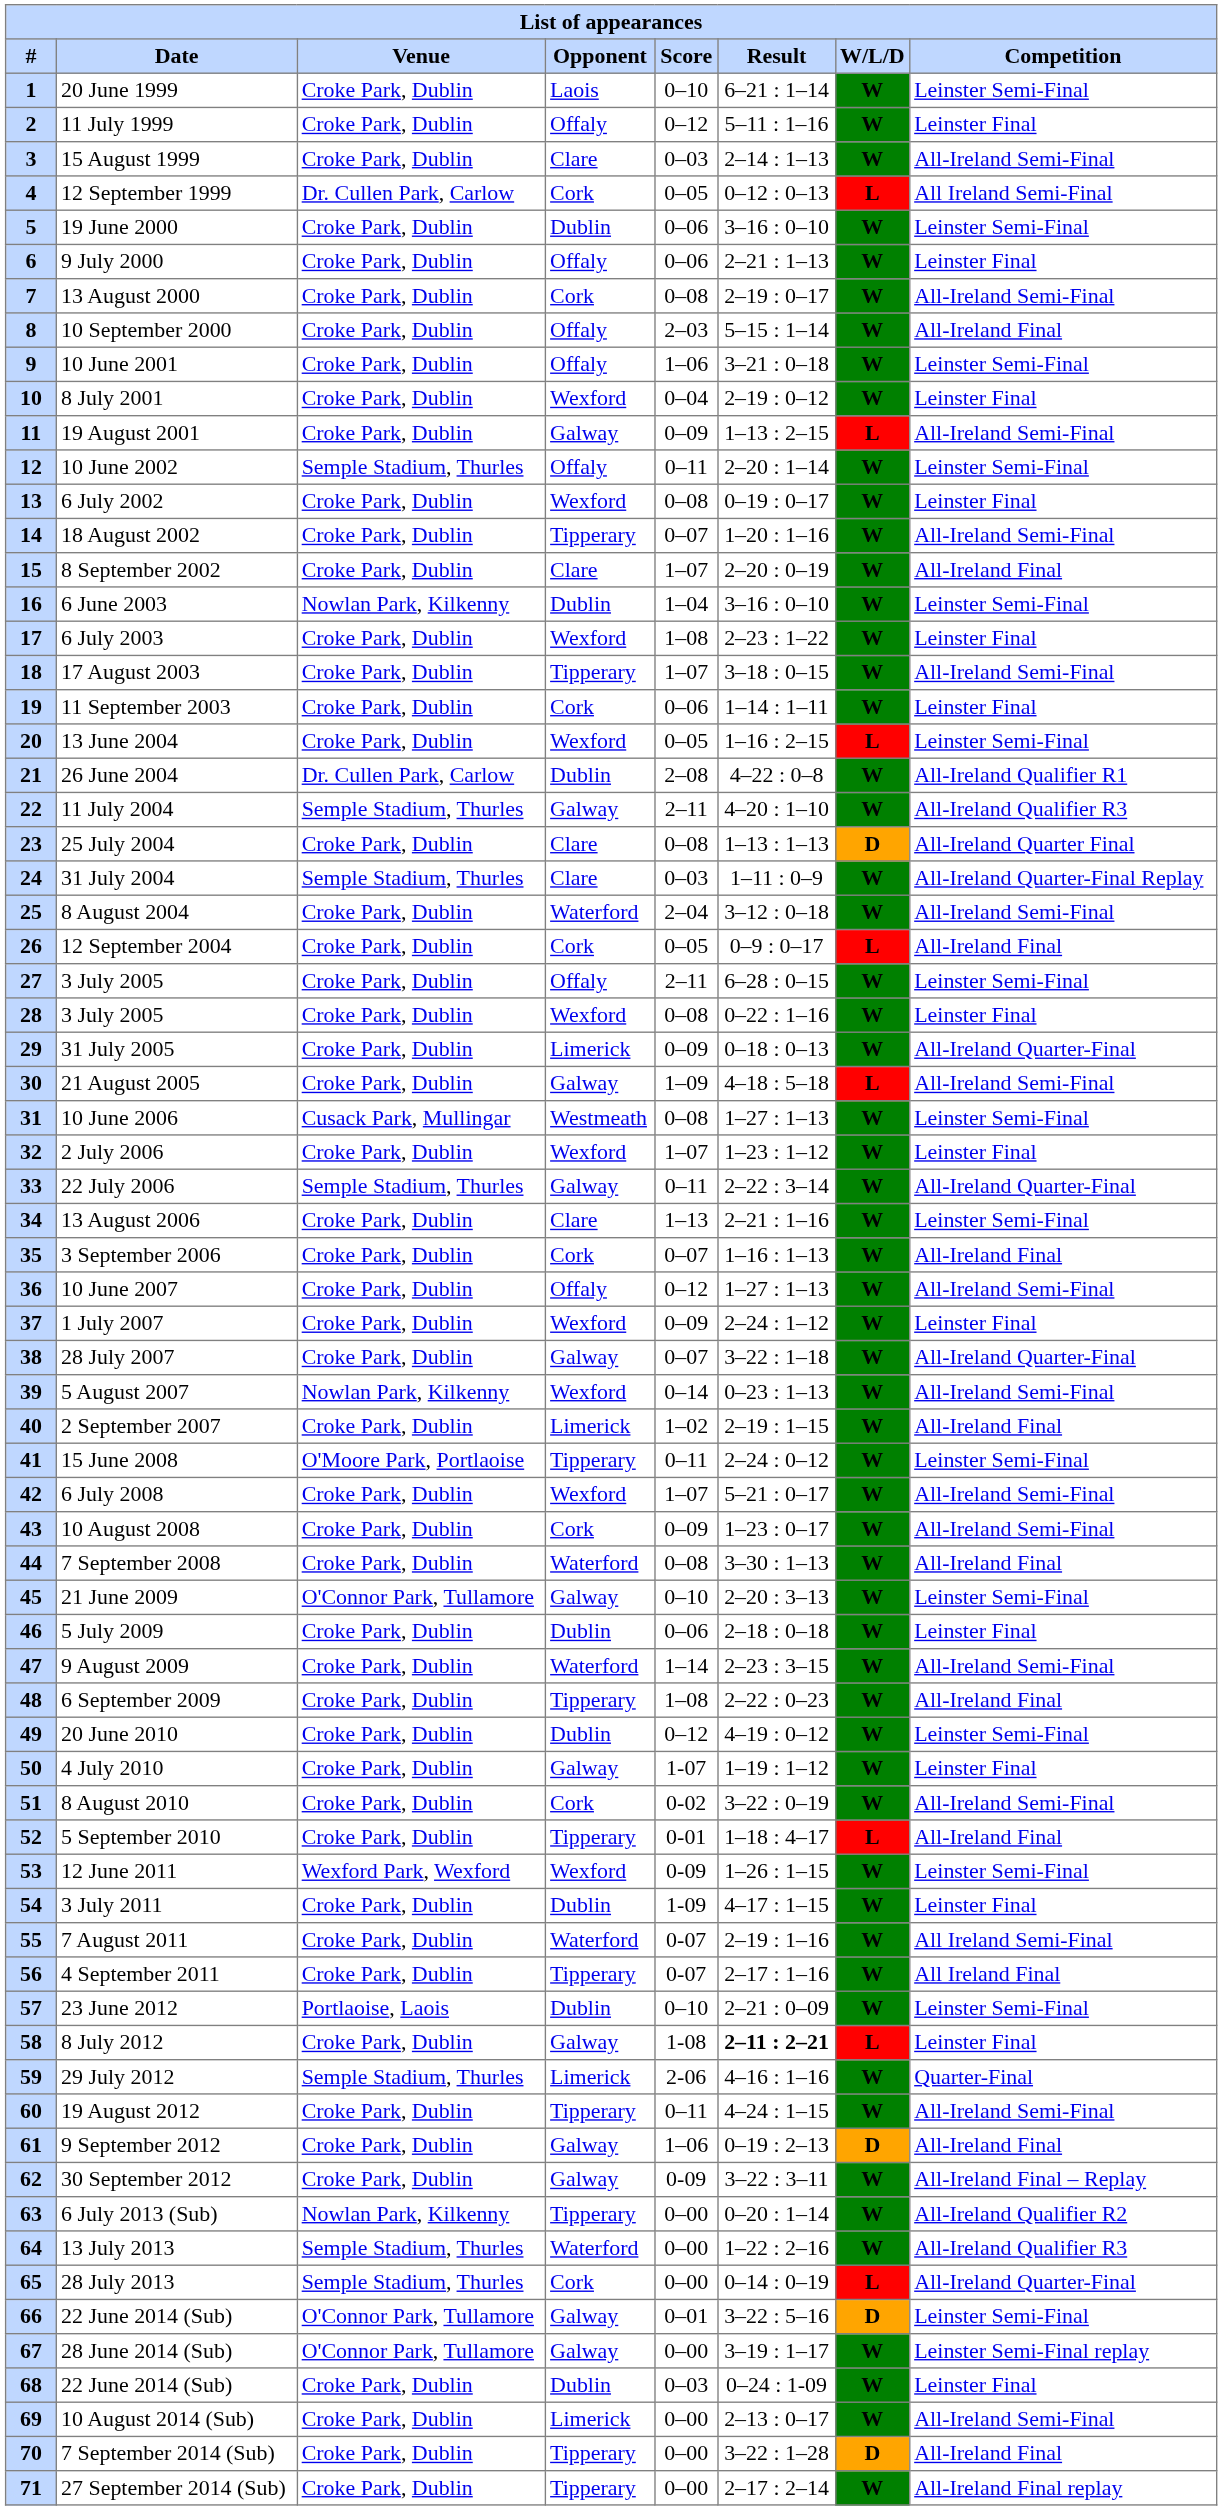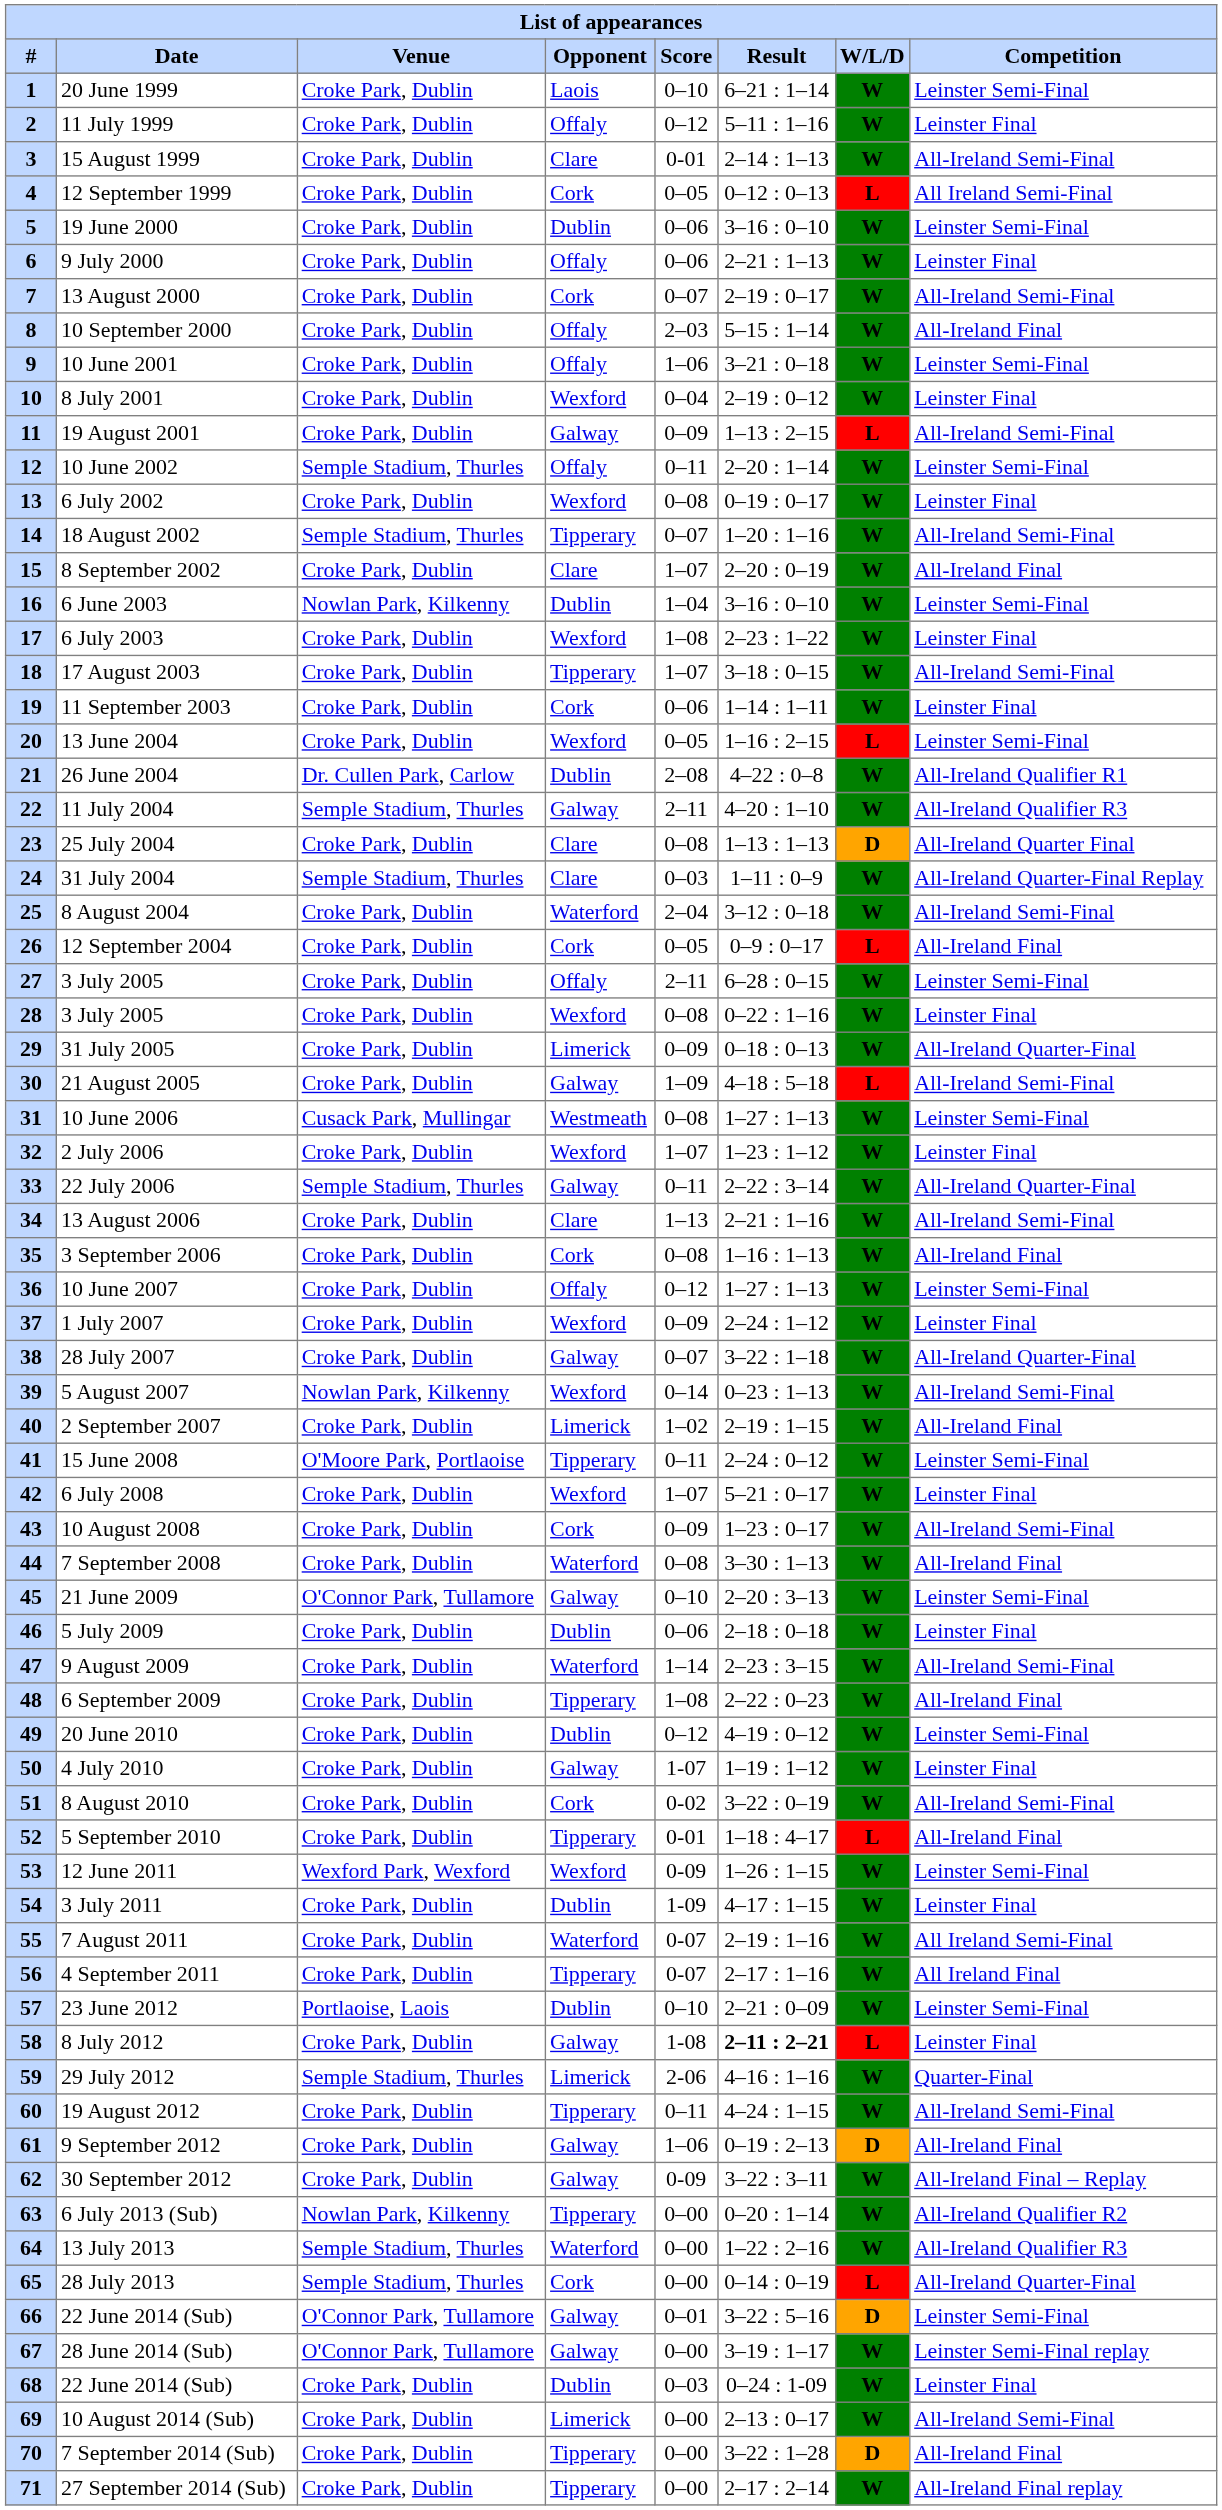(686, 158) 0–03 -> (686, 158) 0-01
(408, 192) Dr. Cullen Park, Carlow -> (387, 192) Croke Park, Dublin
(686, 295) 0–08 -> (686, 295) 0–07
(387, 535) Croke Park, Dublin -> (413, 535) Semple Stadium, Thurles
(1002, 1220) Leinster Semi-Final -> (1014, 1220) All-Ireland Semi-Final
(686, 1254) 0–07 -> (686, 1254) 0–08
(1014, 1288) All-Ireland Semi-Final -> (1002, 1288) Leinster Semi-Final
(1014, 1494) All-Ireland Semi-Final -> (975, 1494) Leinster Final
